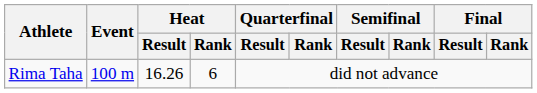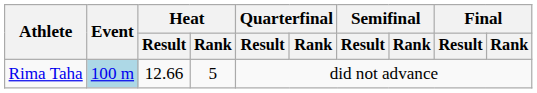(112, 74) no background -> (112, 74) lightblue background
(164, 74) 16.26 -> (164, 74) 12.66
(213, 74) 6 -> (213, 74) 5
